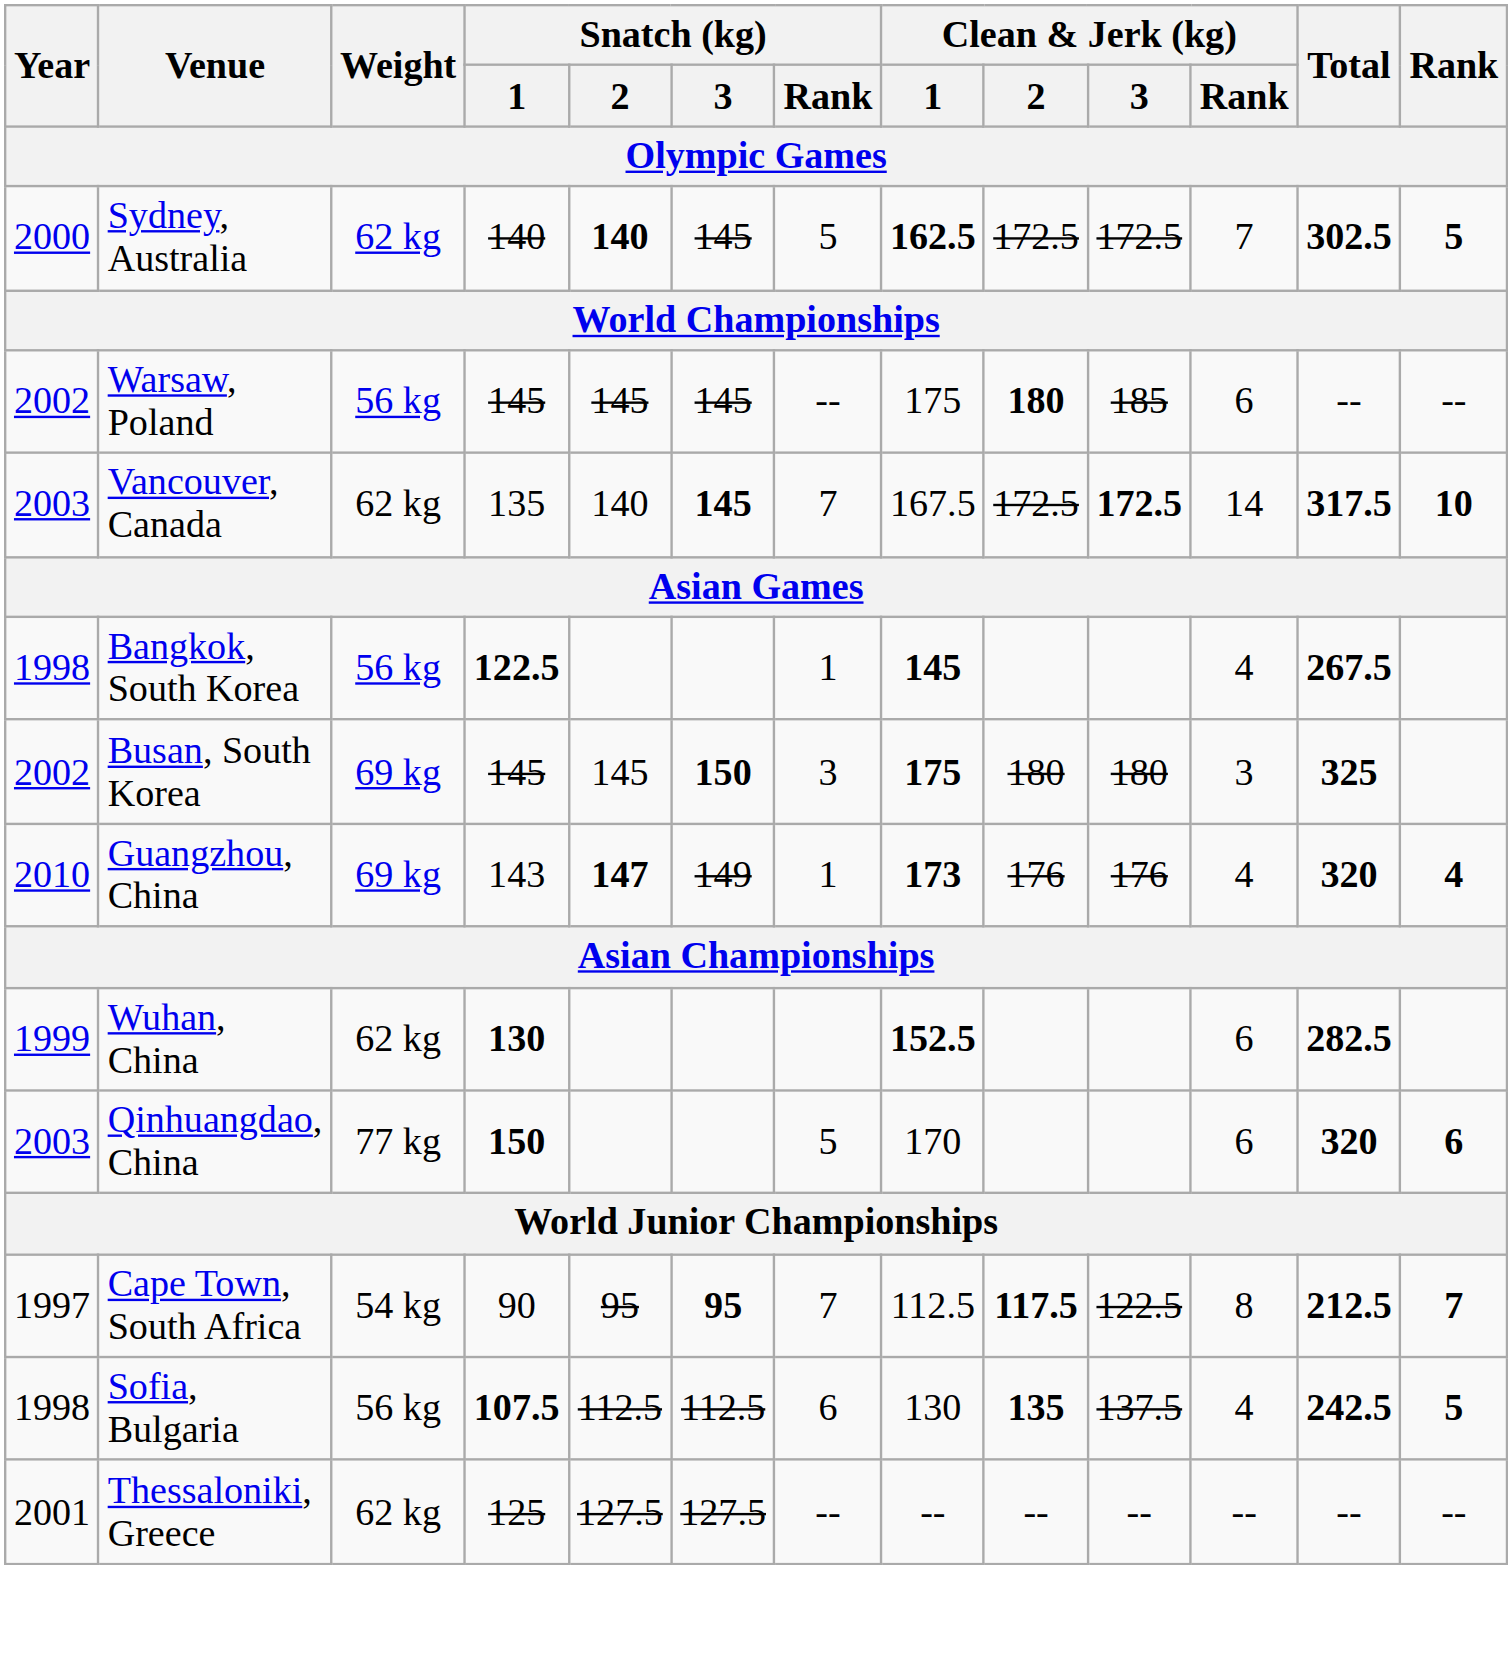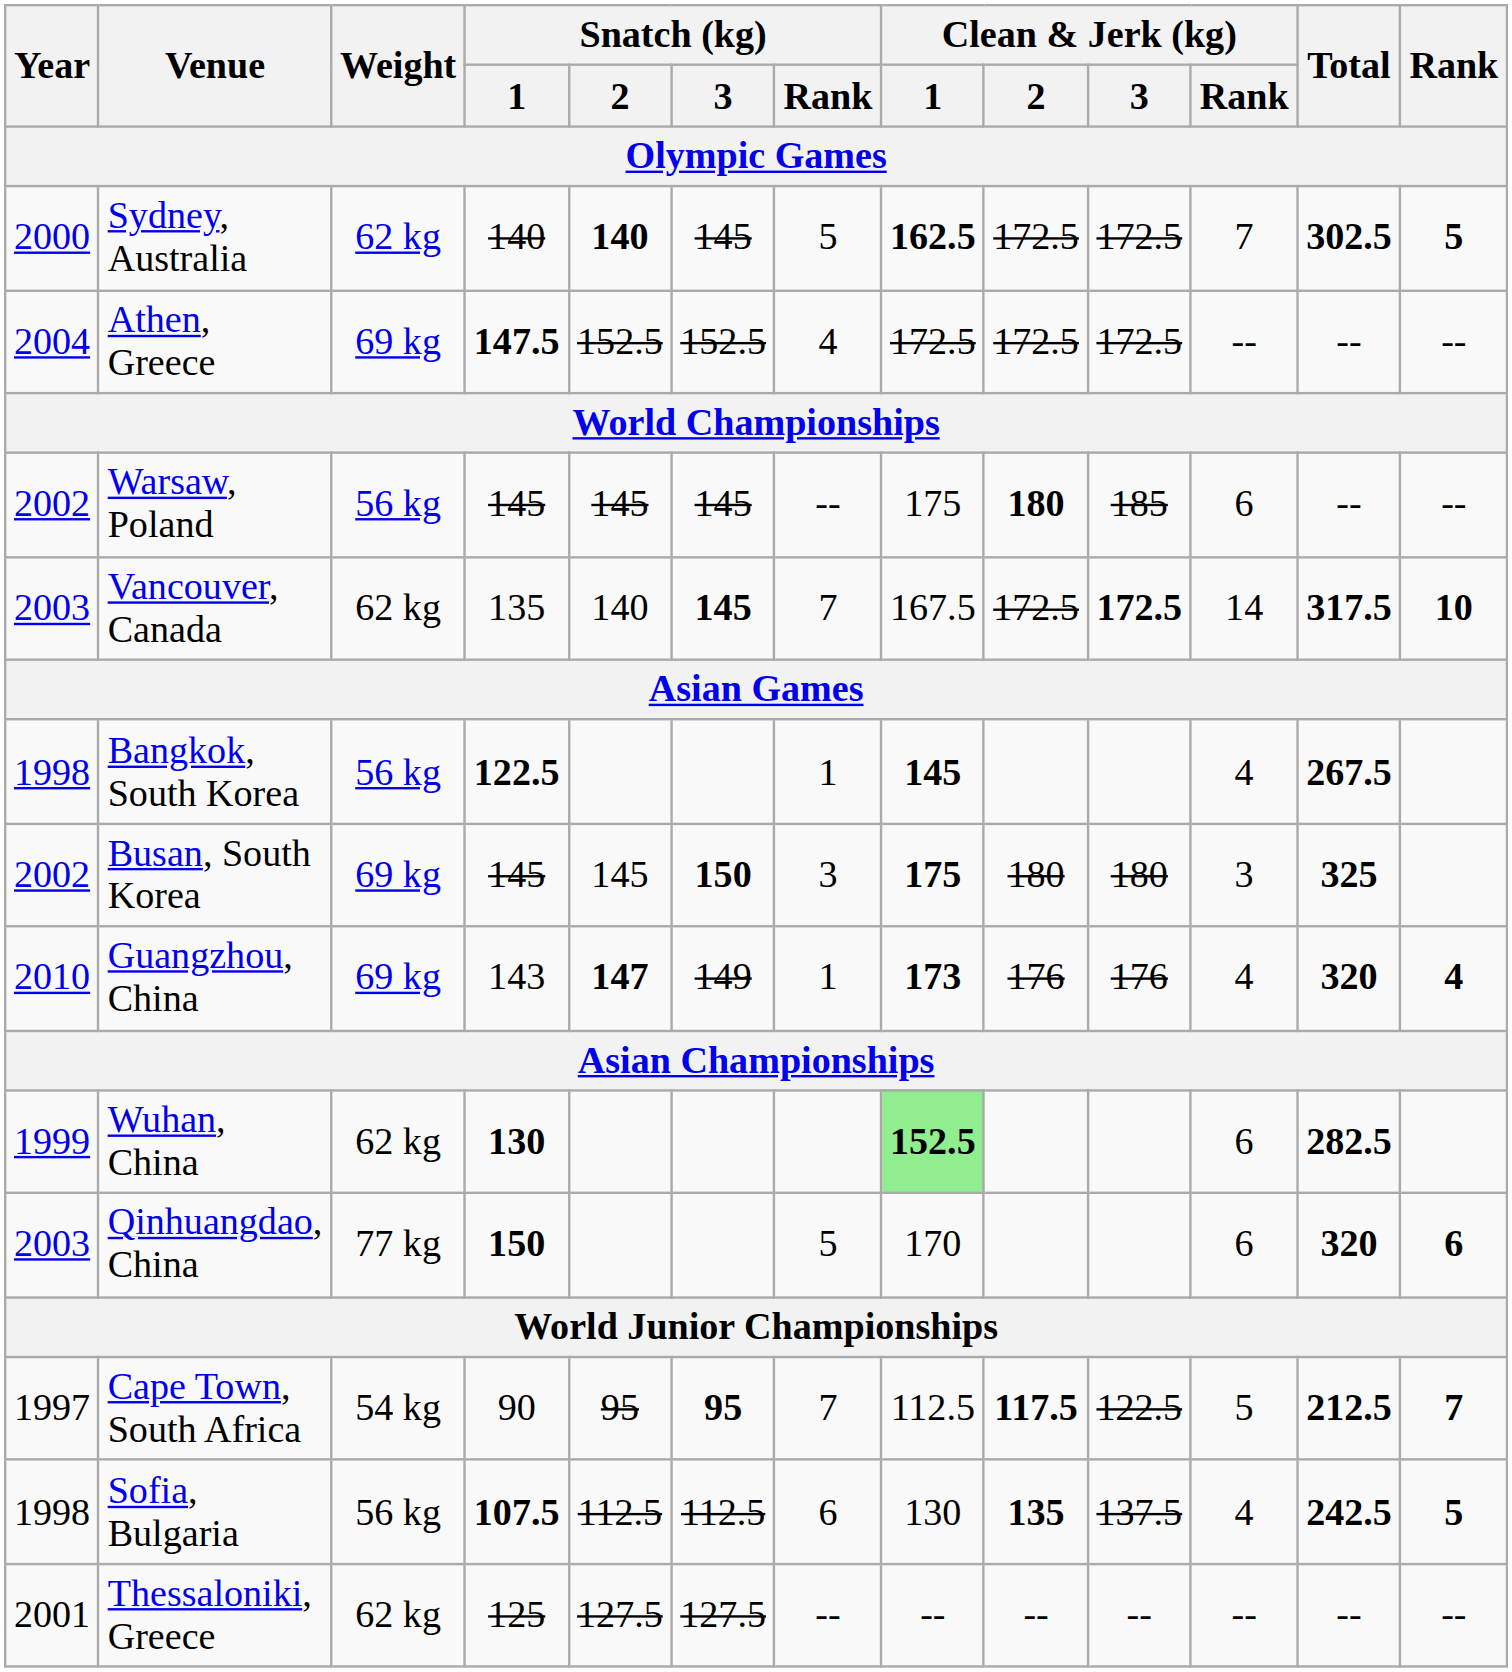+ row: (162, 340)
(933, 1037) no background -> (933, 1141) lightgreen background
(1244, 1304) 8 -> (1244, 1407) 5
